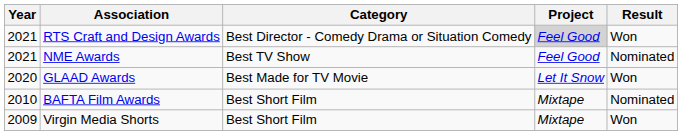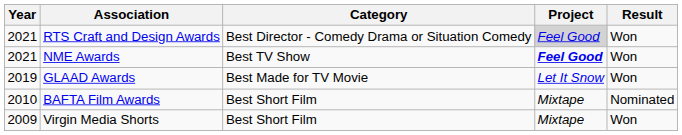(569, 57) normal -> (570, 57) bold
(642, 57) Nominated -> (624, 57) Won
(22, 78) 2020 -> (22, 78) 2019
